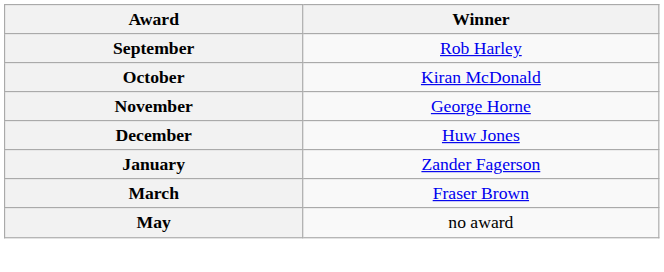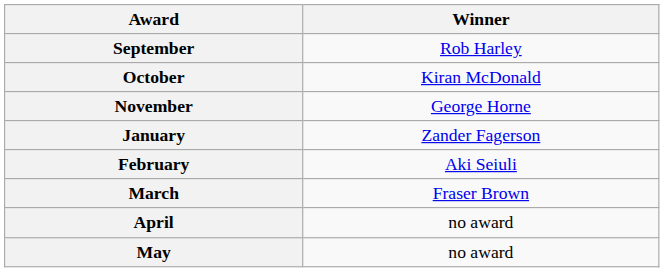- row: (154, 135)
+ row: (154, 164)
+ row: (154, 222)
